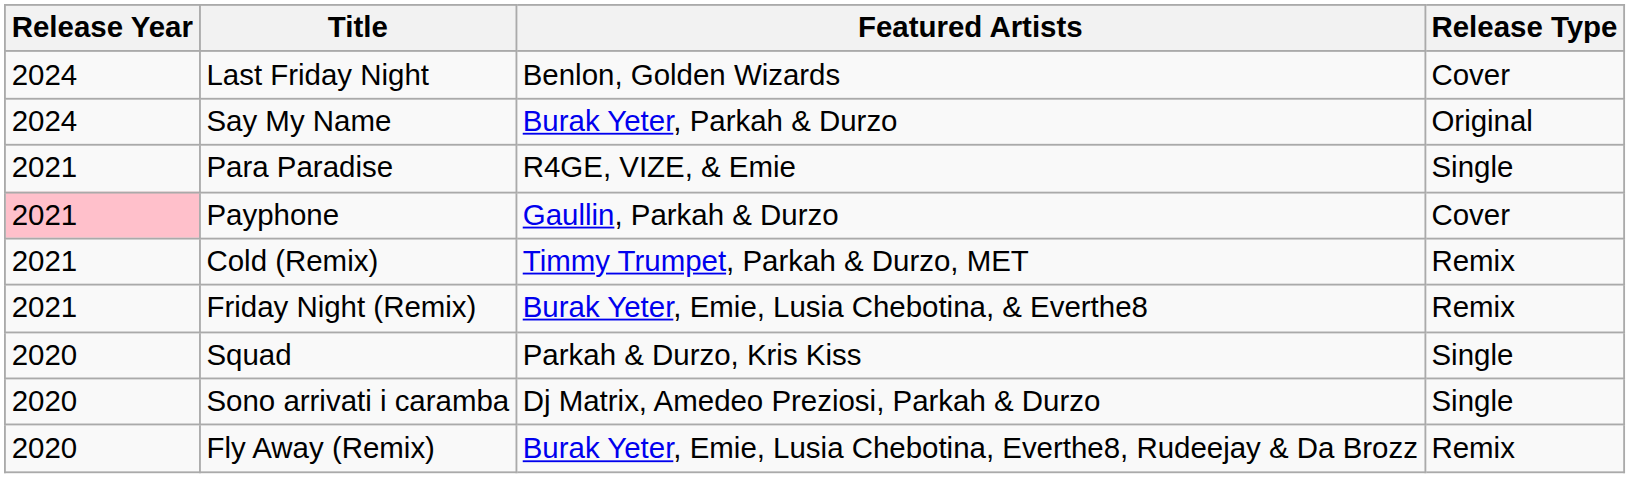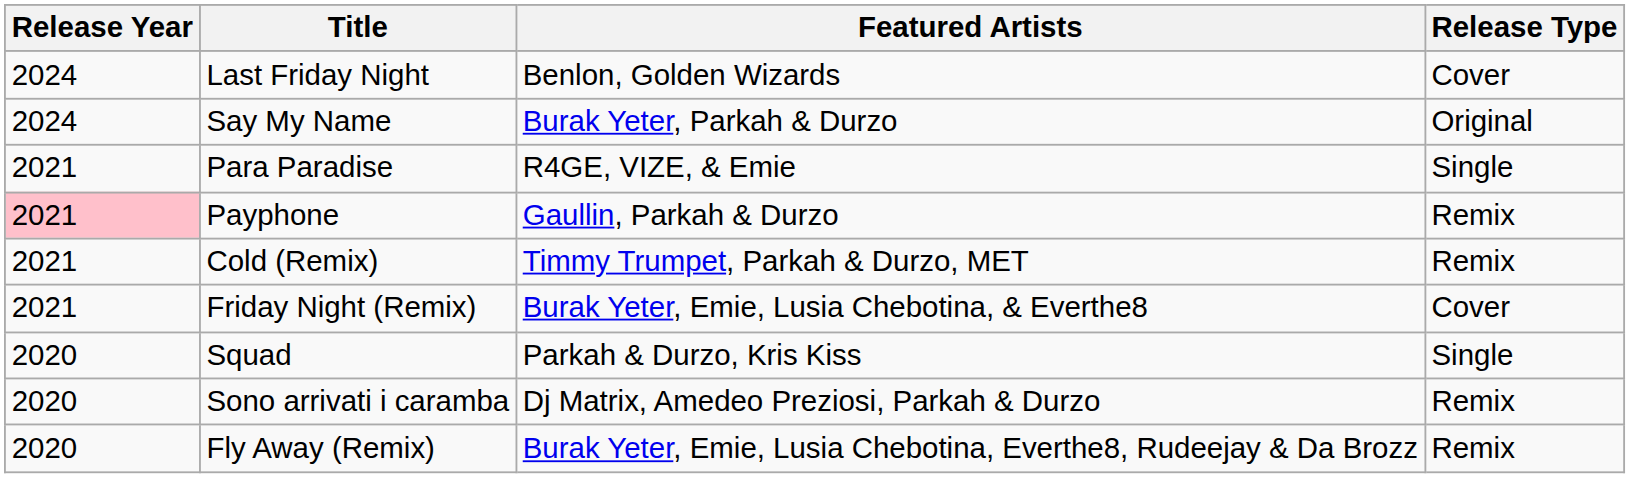(1471, 214) Cover -> (1473, 214) Remix
(1473, 307) Remix -> (1471, 307) Cover
(1472, 401) Single -> (1473, 401) Remix
